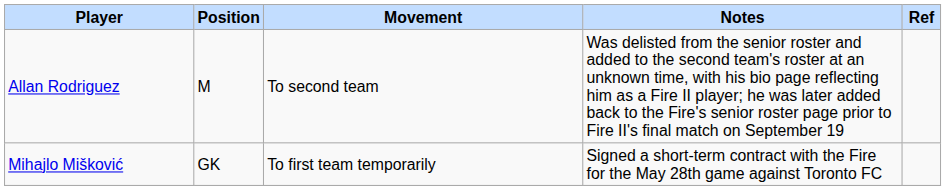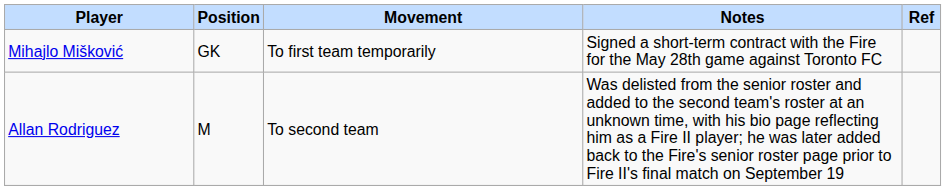rows swapped: (64, 86) <-> (66, 165)
